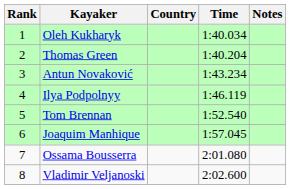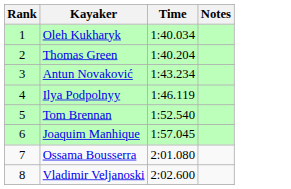- column: (173, 14)
